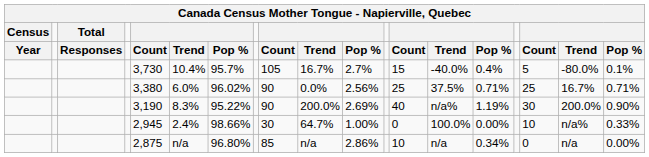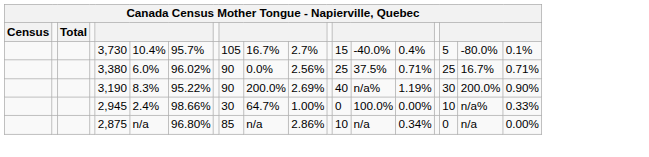- row: (28, 50)
